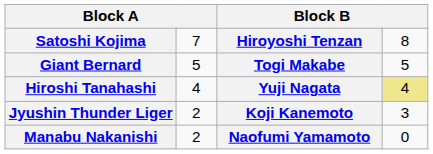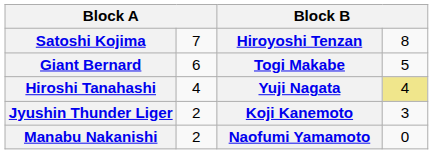(196, 64) 5 -> (196, 64) 6
